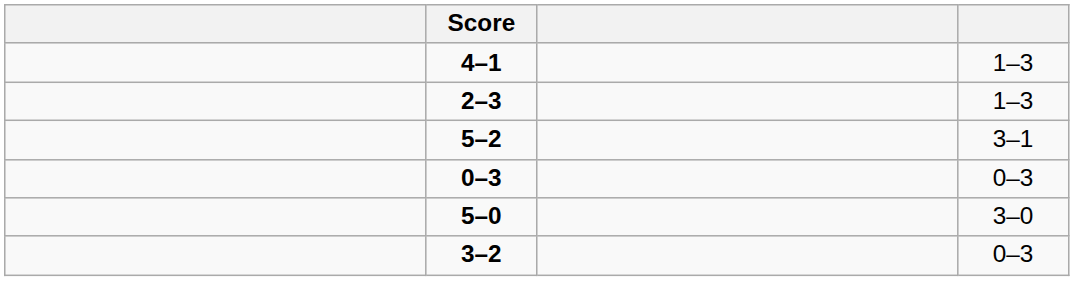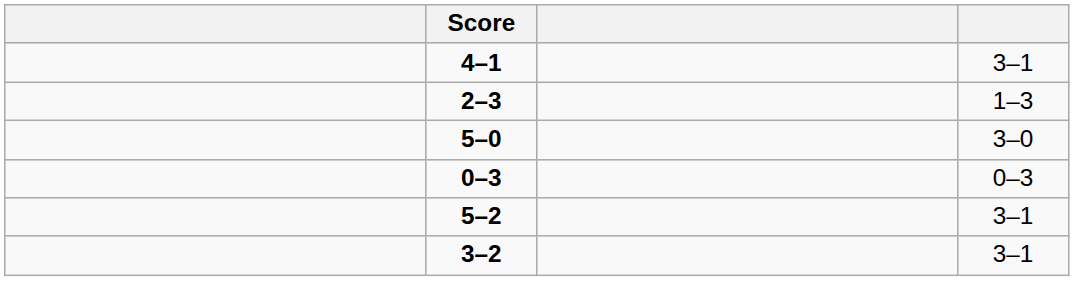(1013, 62) 1–3 -> (1013, 62) 3–1
rows swapped: (481, 216) <-> (481, 139)
(1013, 255) 0–3 -> (1013, 255) 3–1
